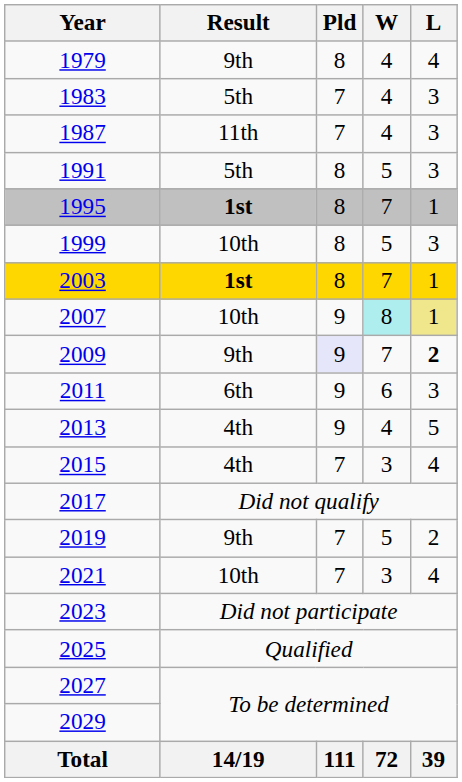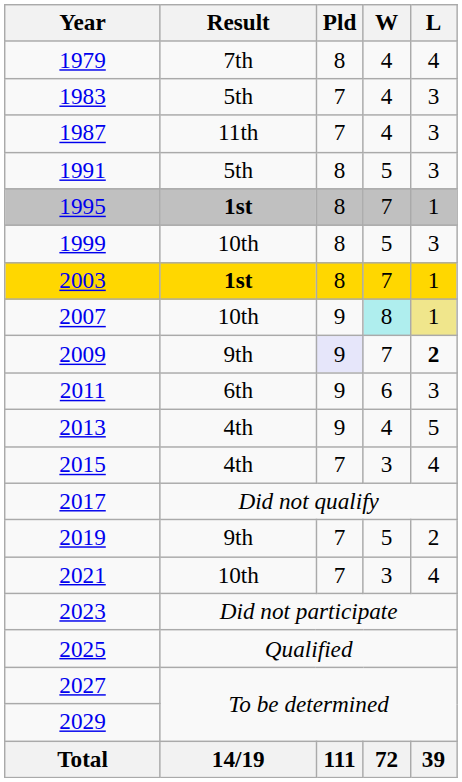(238, 59) 9th -> (238, 59) 7th
